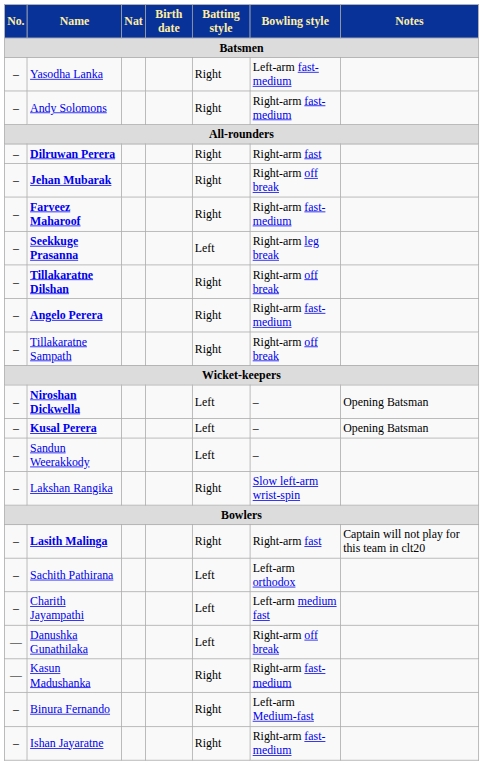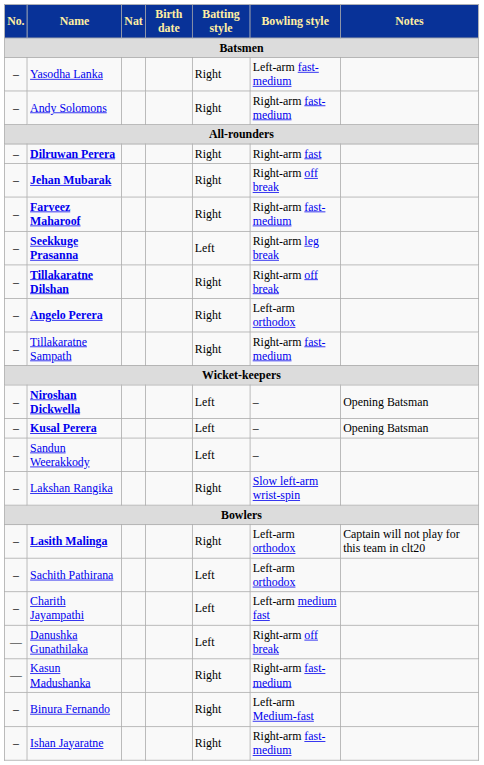(289, 315) Right-arm fast-medium -> (274, 315) Left-arm orthodox
(285, 348) Right-arm off break -> (289, 348) Right-arm fast-medium
(287, 541) Right-arm fast -> (274, 541) Left-arm orthodox
